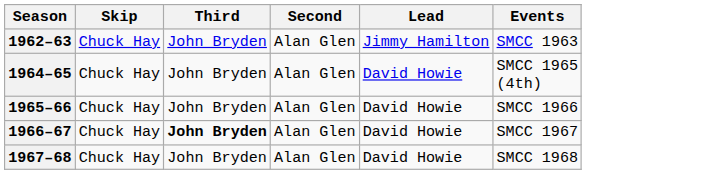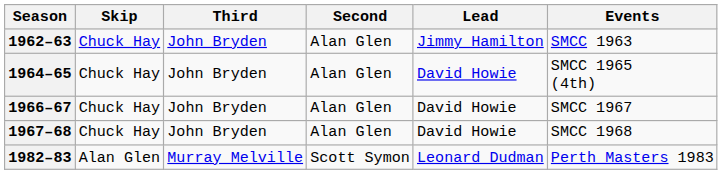- row: (40, 108)
(217, 133) bold -> (217, 108) normal
+ row: (40, 157)
